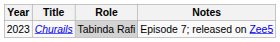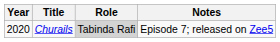(18, 29) 2023 -> (18, 29) 2020
